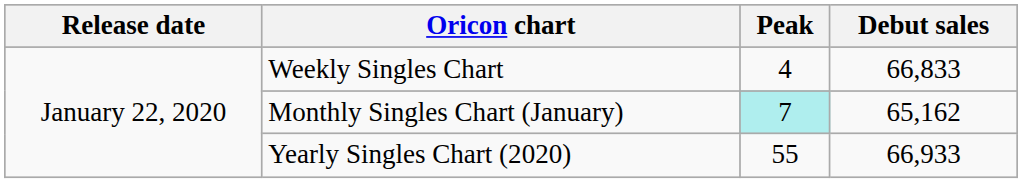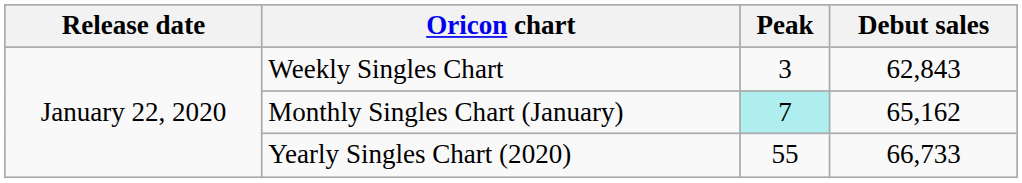(785, 68) 4 -> (785, 68) 3
(924, 68) 66,833 -> (924, 68) 62,843
(924, 154) 66,933 -> (924, 154) 66,733
